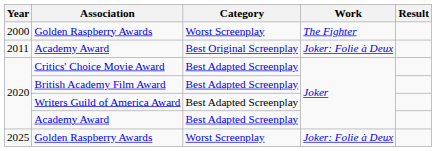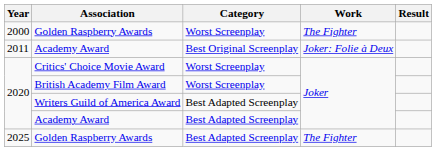(242, 66) Best Adapted Screenplay -> (225, 66) Worst Screenplay
(242, 84) Best Adapted Screenplay -> (225, 84) Worst Screenplay
(225, 137) Worst Screenplay -> (242, 137) Best Adapted Screenplay
(348, 137) Joker: Folie à Deux -> (330, 137) The Fighter
